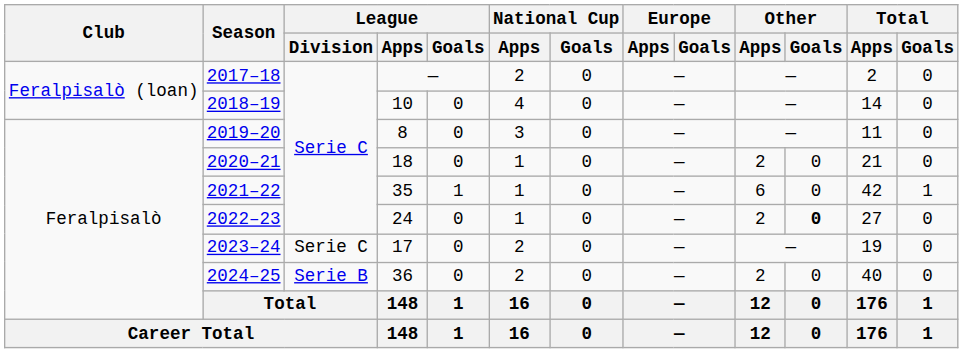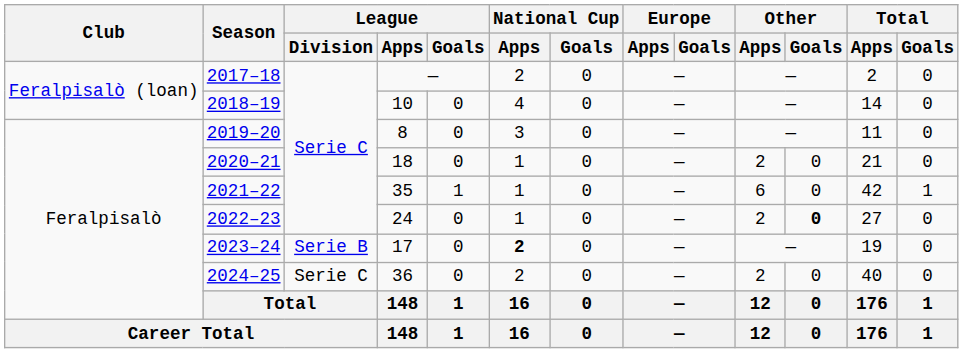(331, 248) Serie C -> (331, 248) Serie B
(519, 248) normal -> (519, 248) bold
(331, 276) Serie B -> (331, 276) Serie C
